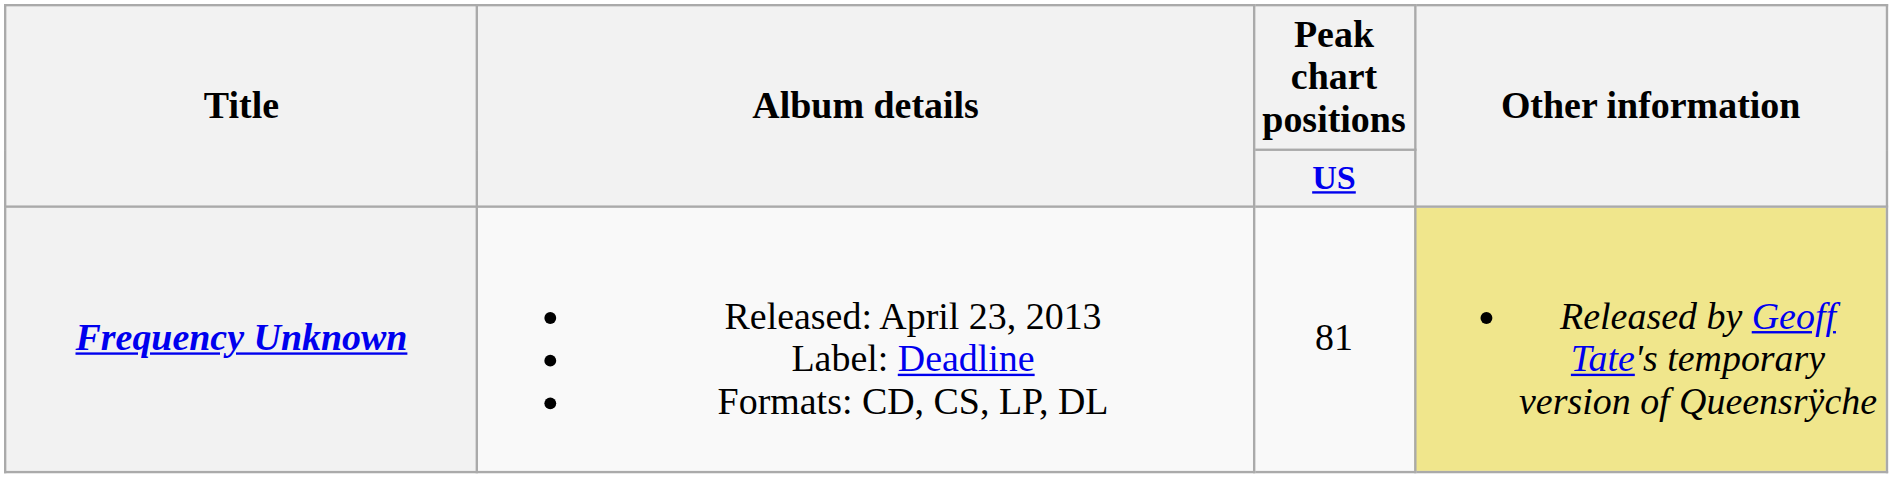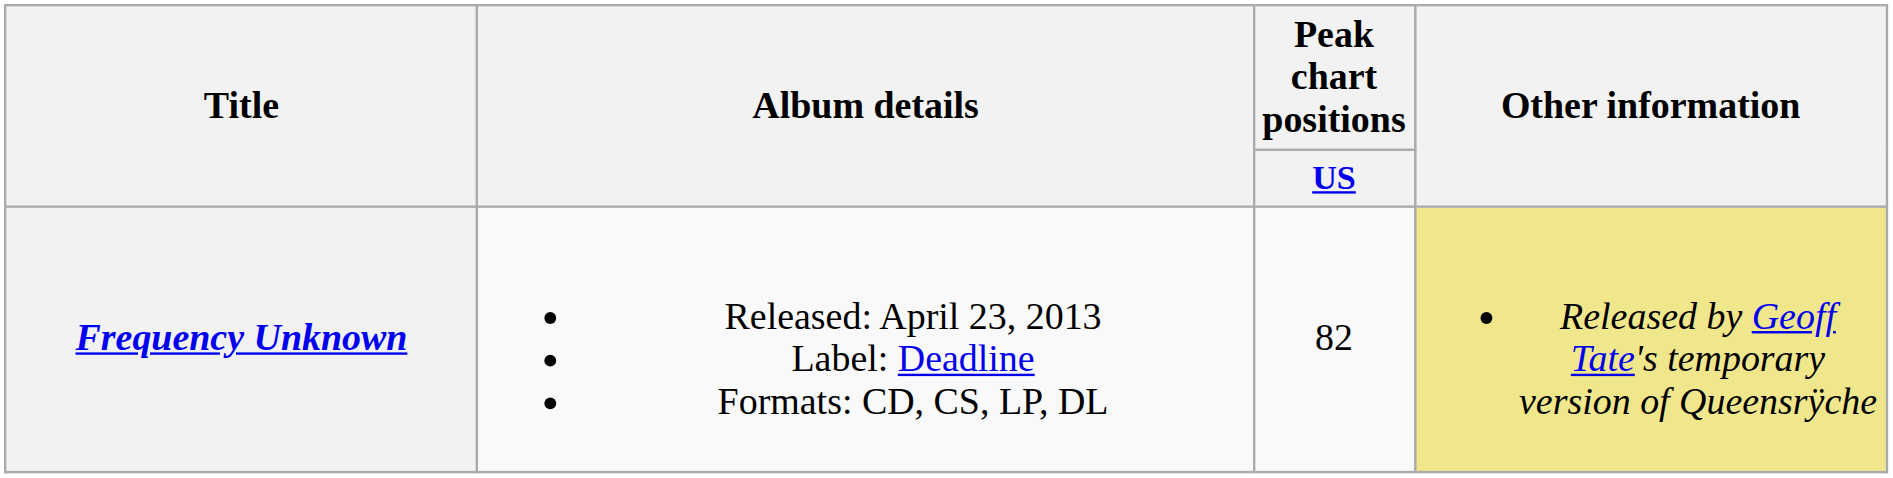(1334, 338) 81 -> (1334, 338) 82
